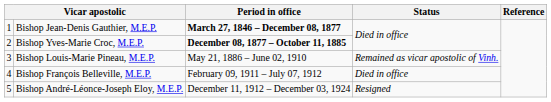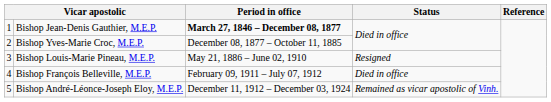(267, 43) bold -> (265, 43) normal
(427, 58) Remained as vicar apostolic of Vinh. -> (373, 58) Resigned
(373, 89) Resigned -> (427, 89) Remained as vicar apostolic of Vinh.
